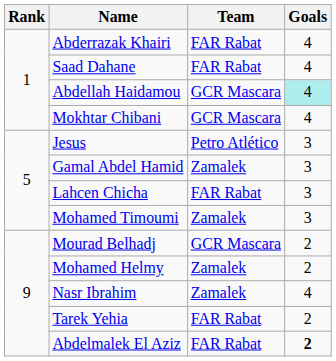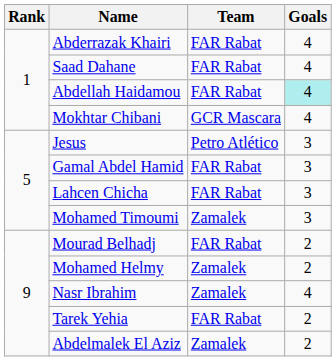(236, 92) GCR Mascara -> (226, 92) FAR Rabat
(219, 167) Zamalek -> (226, 167) FAR Rabat
(236, 243) GCR Mascara -> (226, 243) FAR Rabat
(226, 343) FAR Rabat -> (219, 343) Zamalek
(308, 343) bold -> (308, 343) normal
